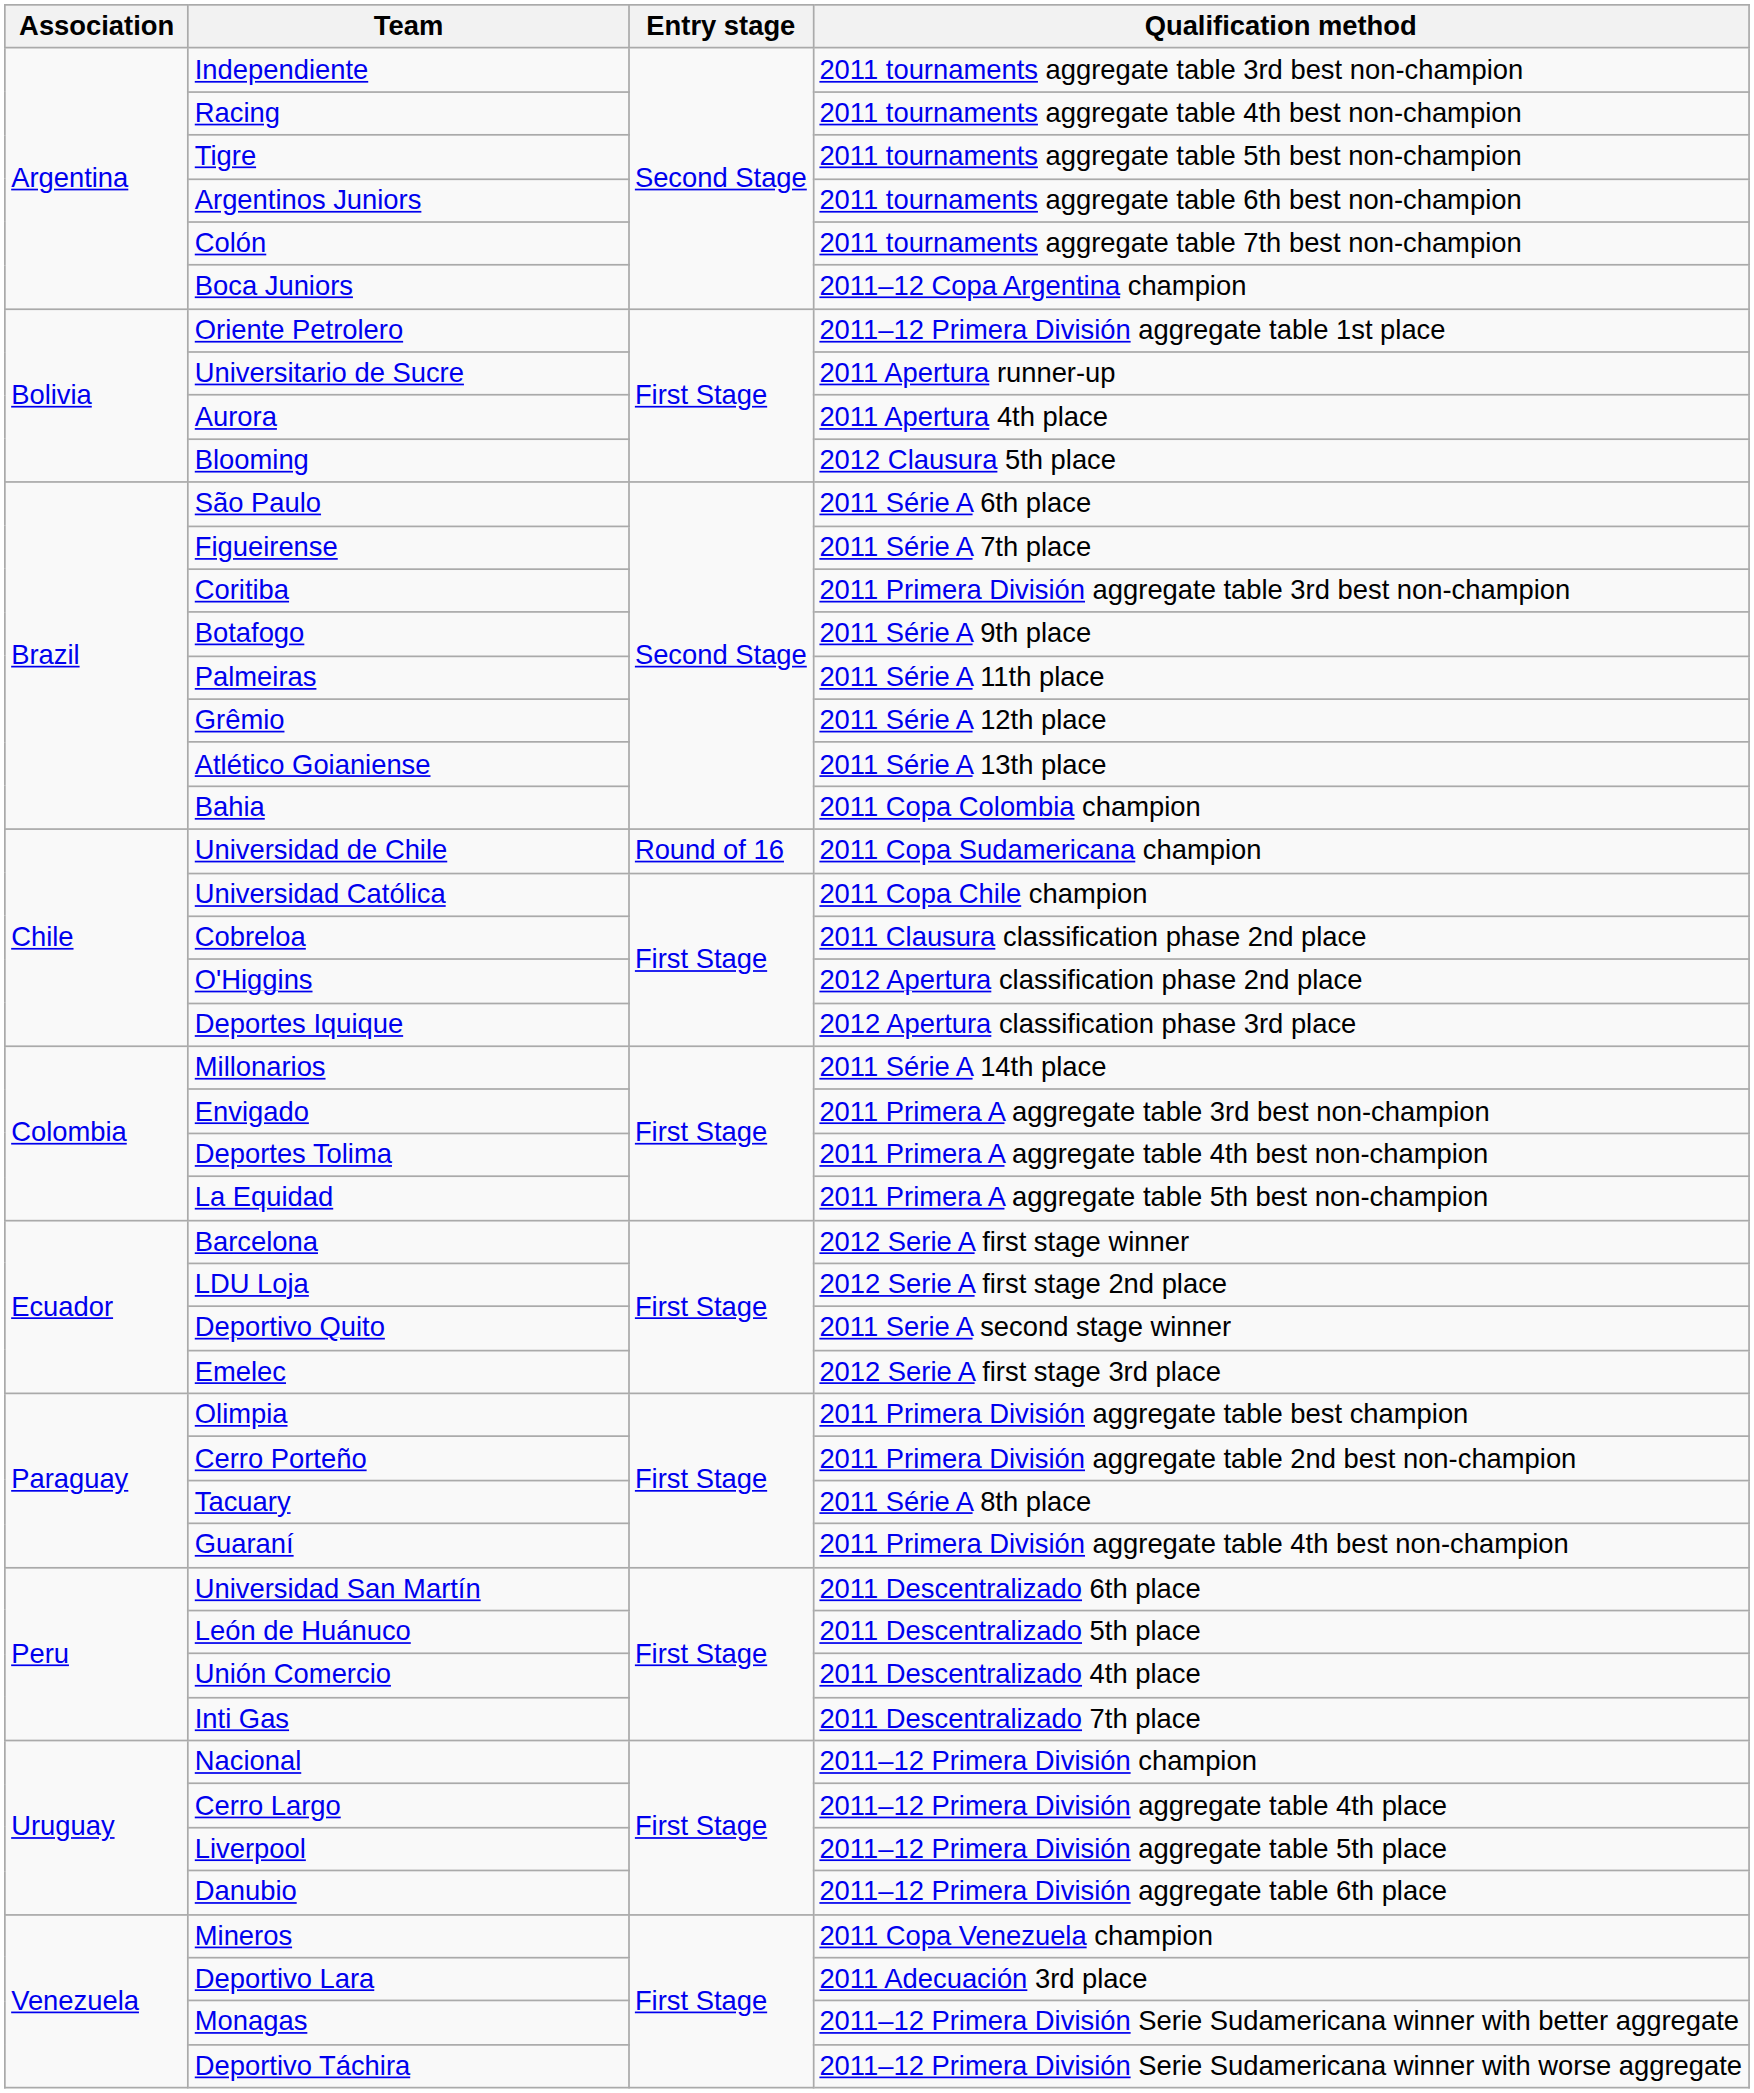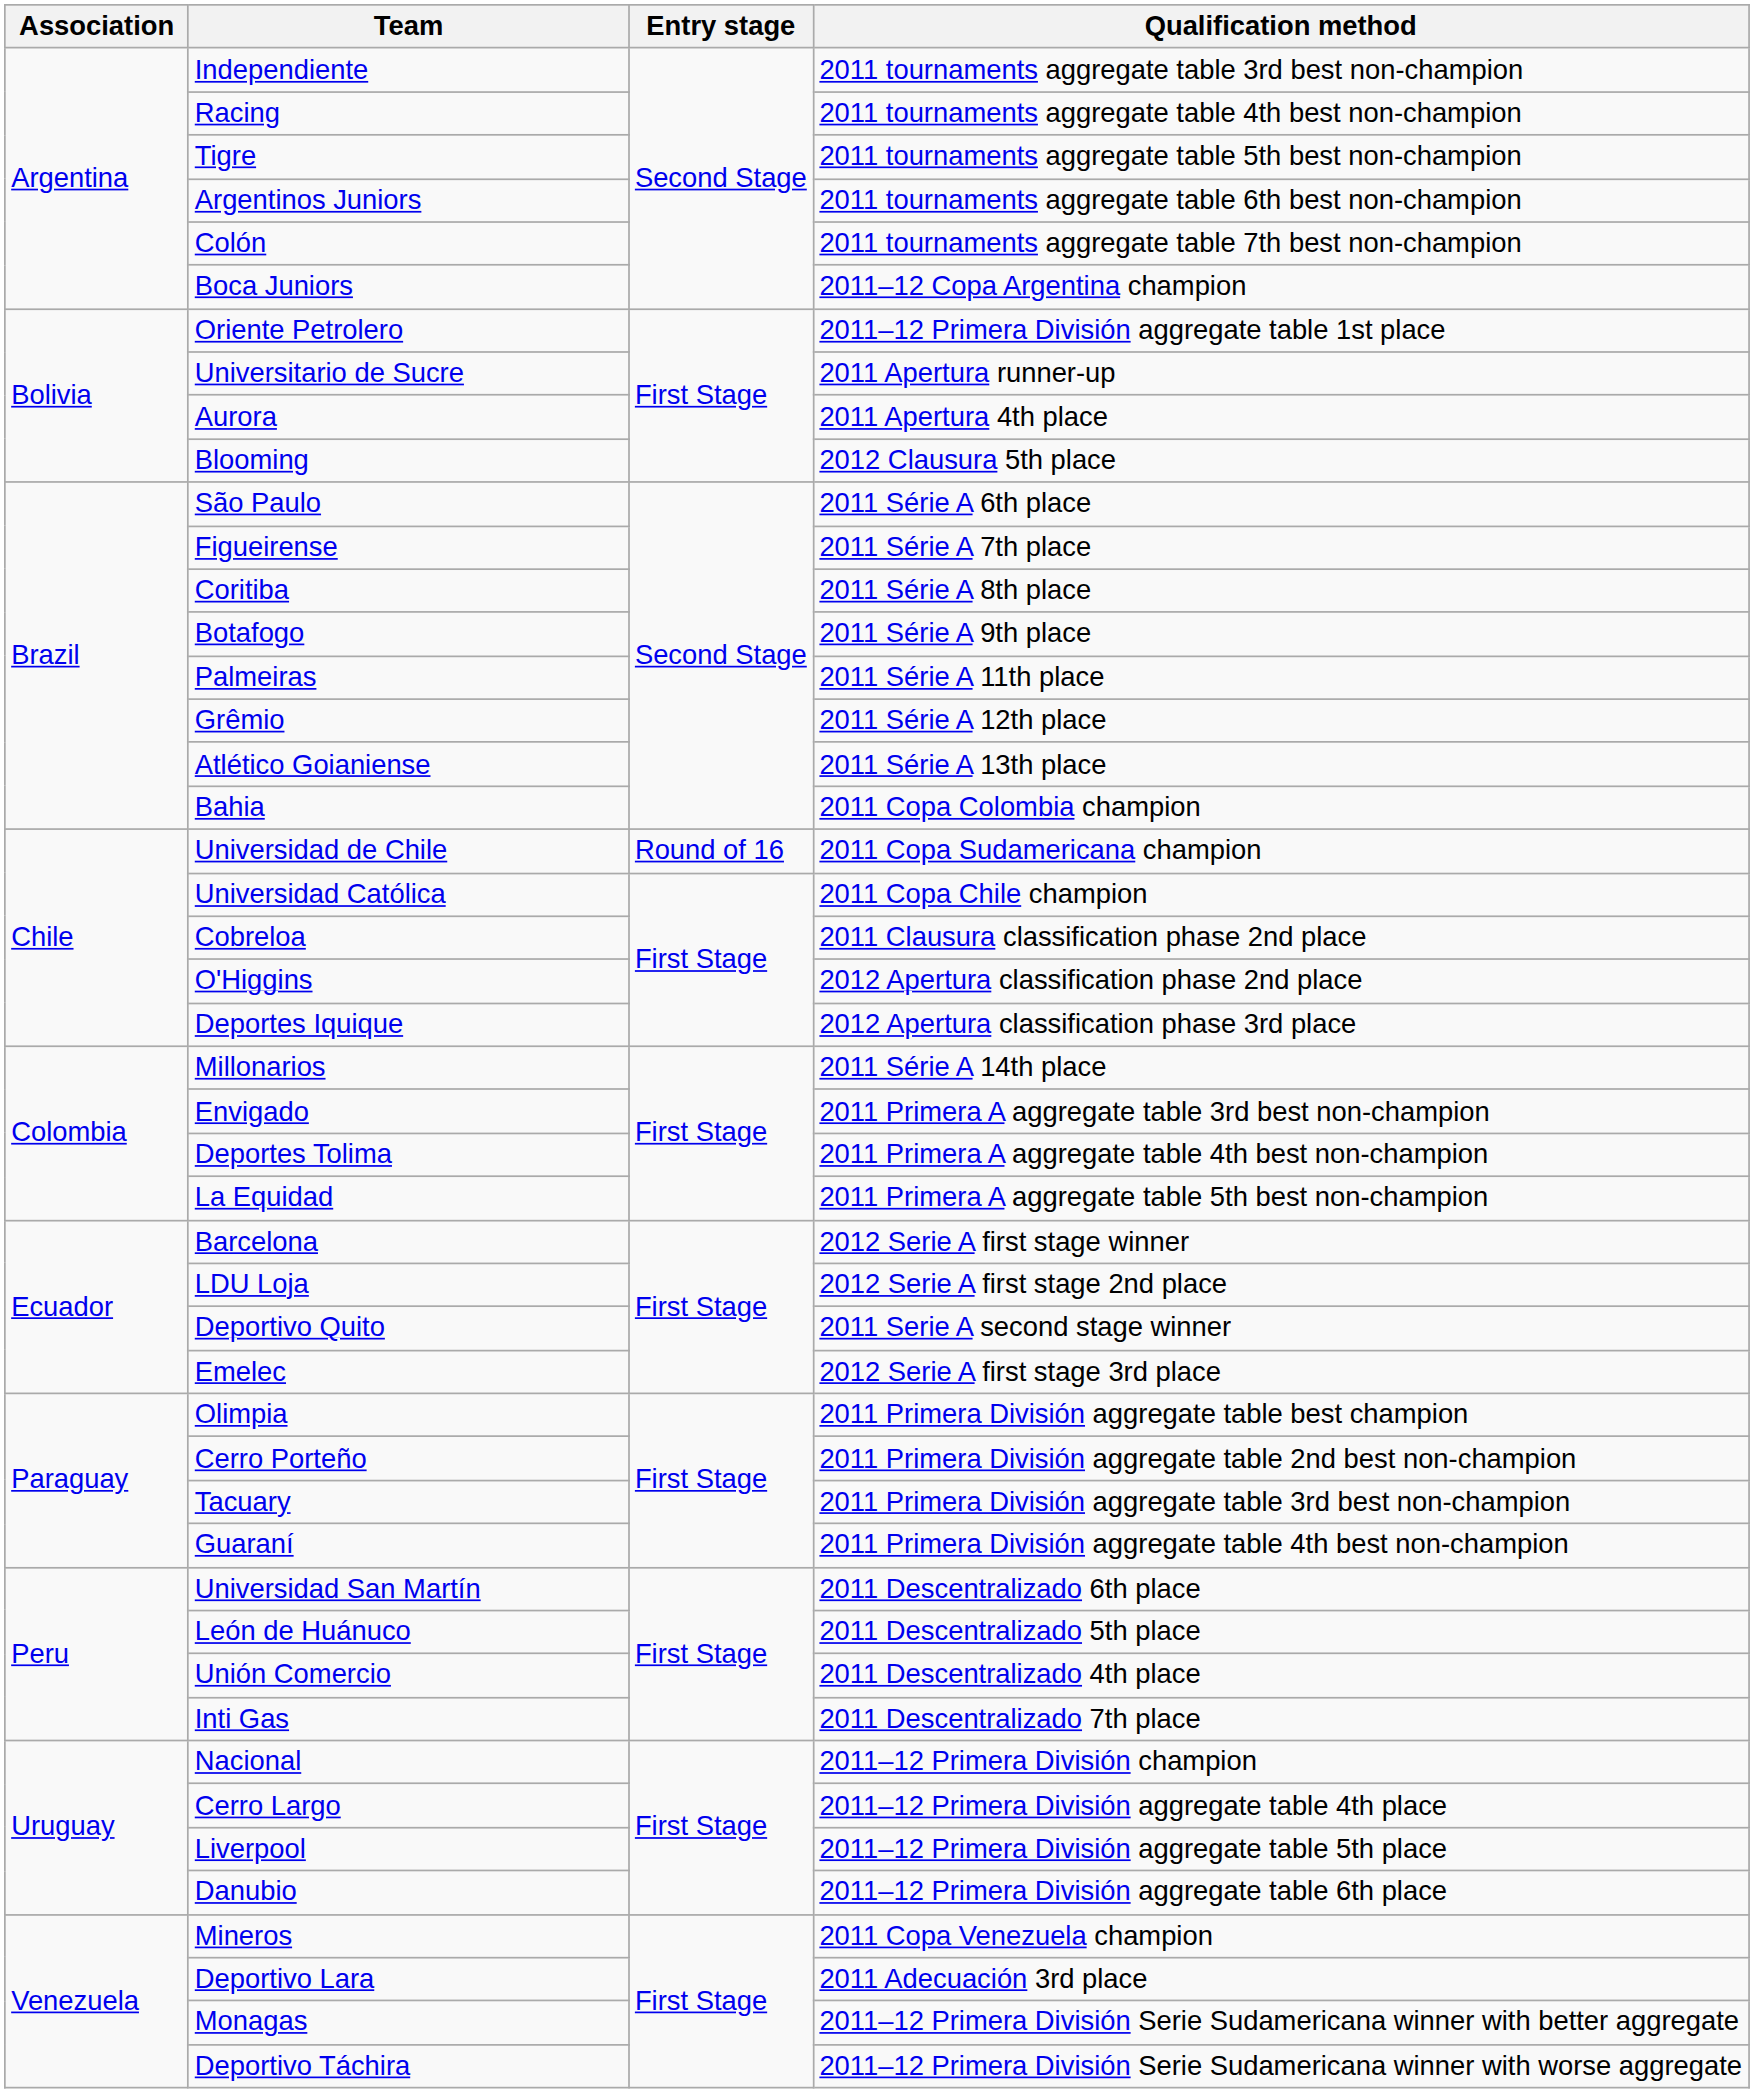(1195, 590) 2011 Primera División aggregate table 3rd best non-champion -> (955, 590) 2011 Série A 8th place
(955, 1501) 2011 Série A 8th place -> (1195, 1501) 2011 Primera División aggregate table 3rd best non-champion
